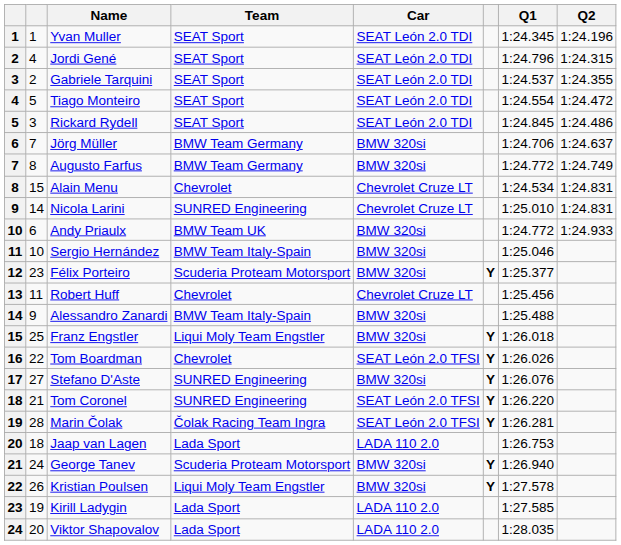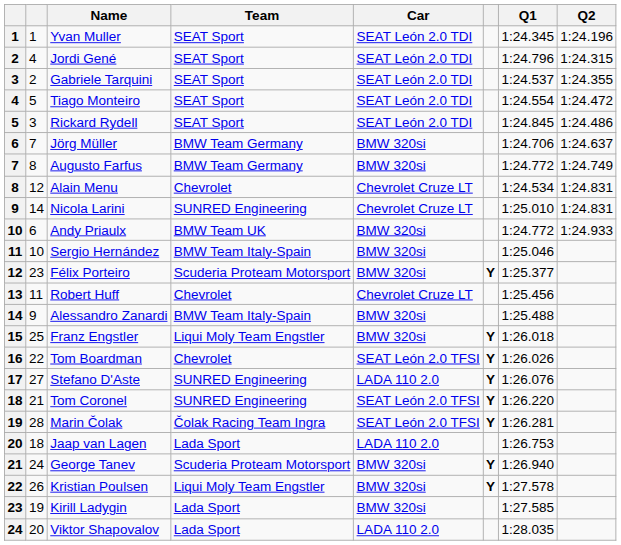(36, 187) 15 -> (36, 187) 12
(391, 379) BMW 320si -> (398, 379) LADA 110 2.0
(398, 508) LADA 110 2.0 -> (391, 508) BMW 320si
